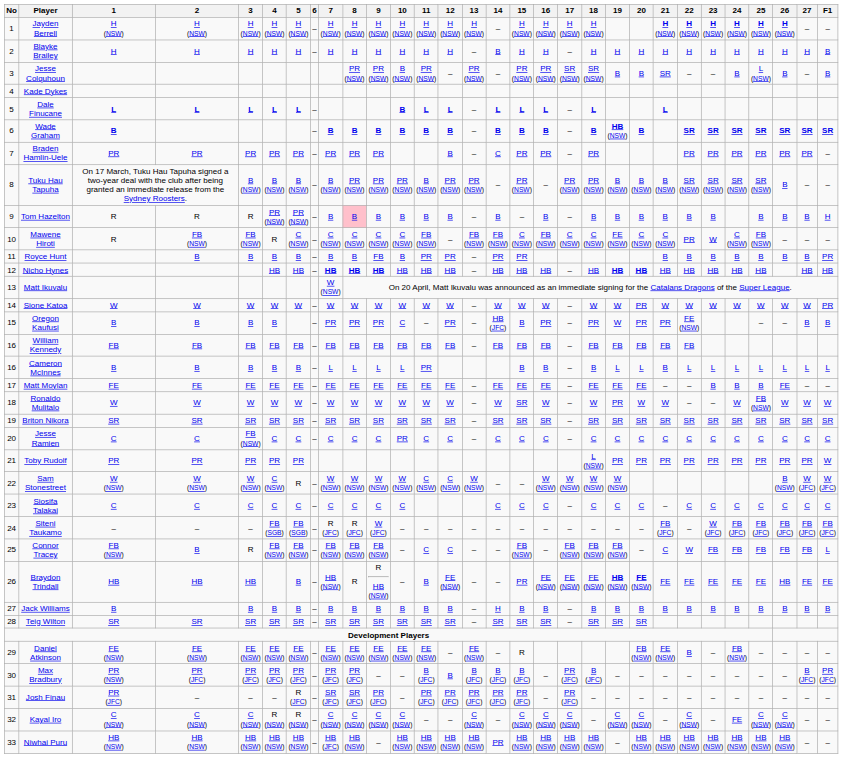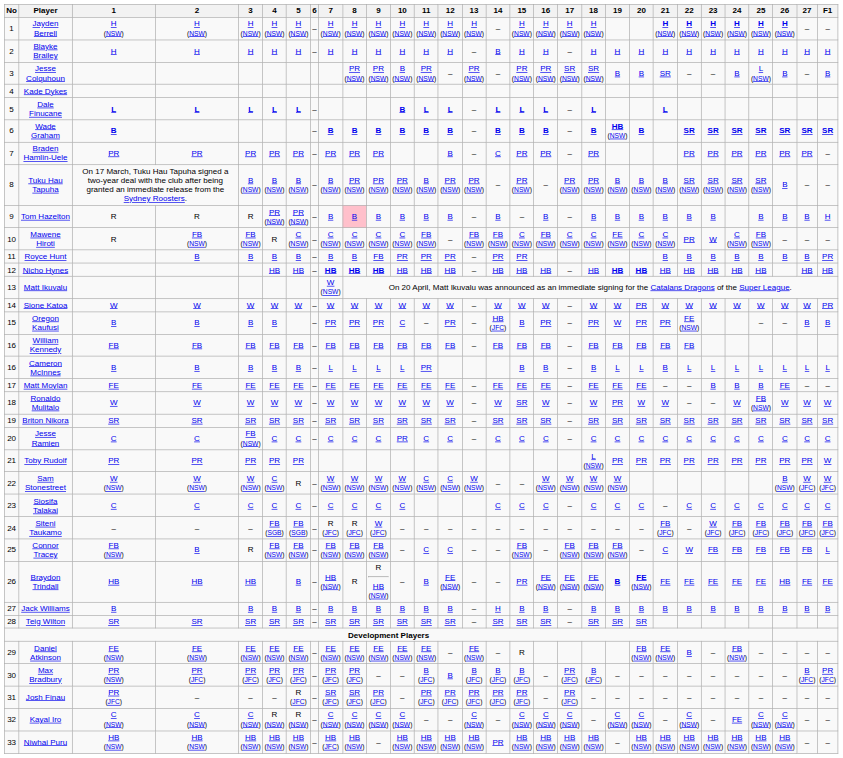(828, 51) B -> (828, 51) H
(402, 257) B -> (402, 257) PR
(617, 582) HB (NSW) -> (617, 582) B
